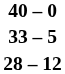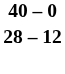- row: (33, 37)
